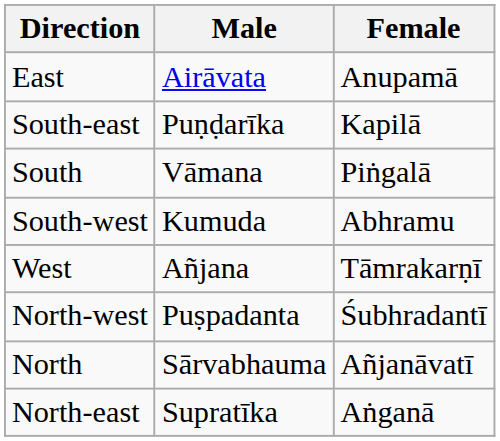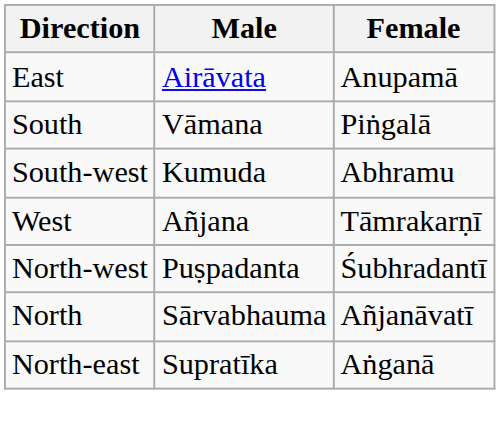- row: (76, 124)
